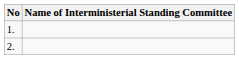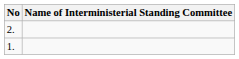rows swapped: (11, 29) <-> (11, 46)
